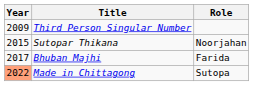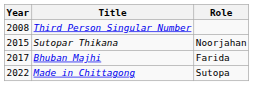(18, 27) 2009 -> (18, 27) 2008
(18, 73) lightsalmon background -> (18, 73) no background
